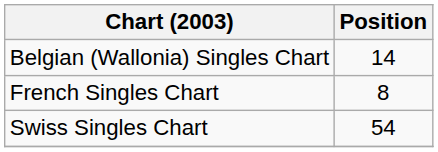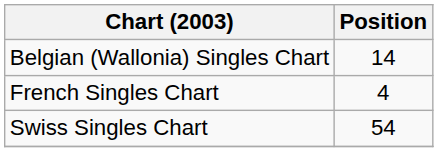(383, 92) 8 -> (383, 92) 4
